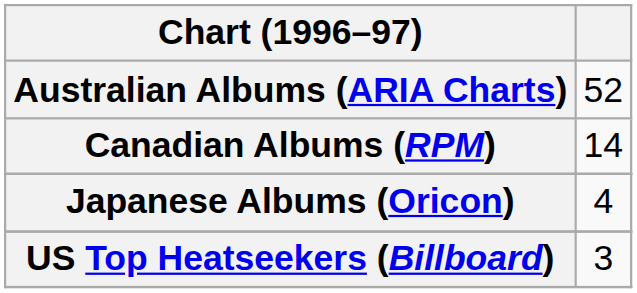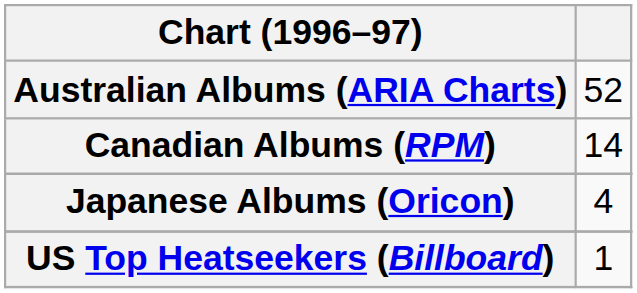(603, 257) 3 -> (603, 257) 1
